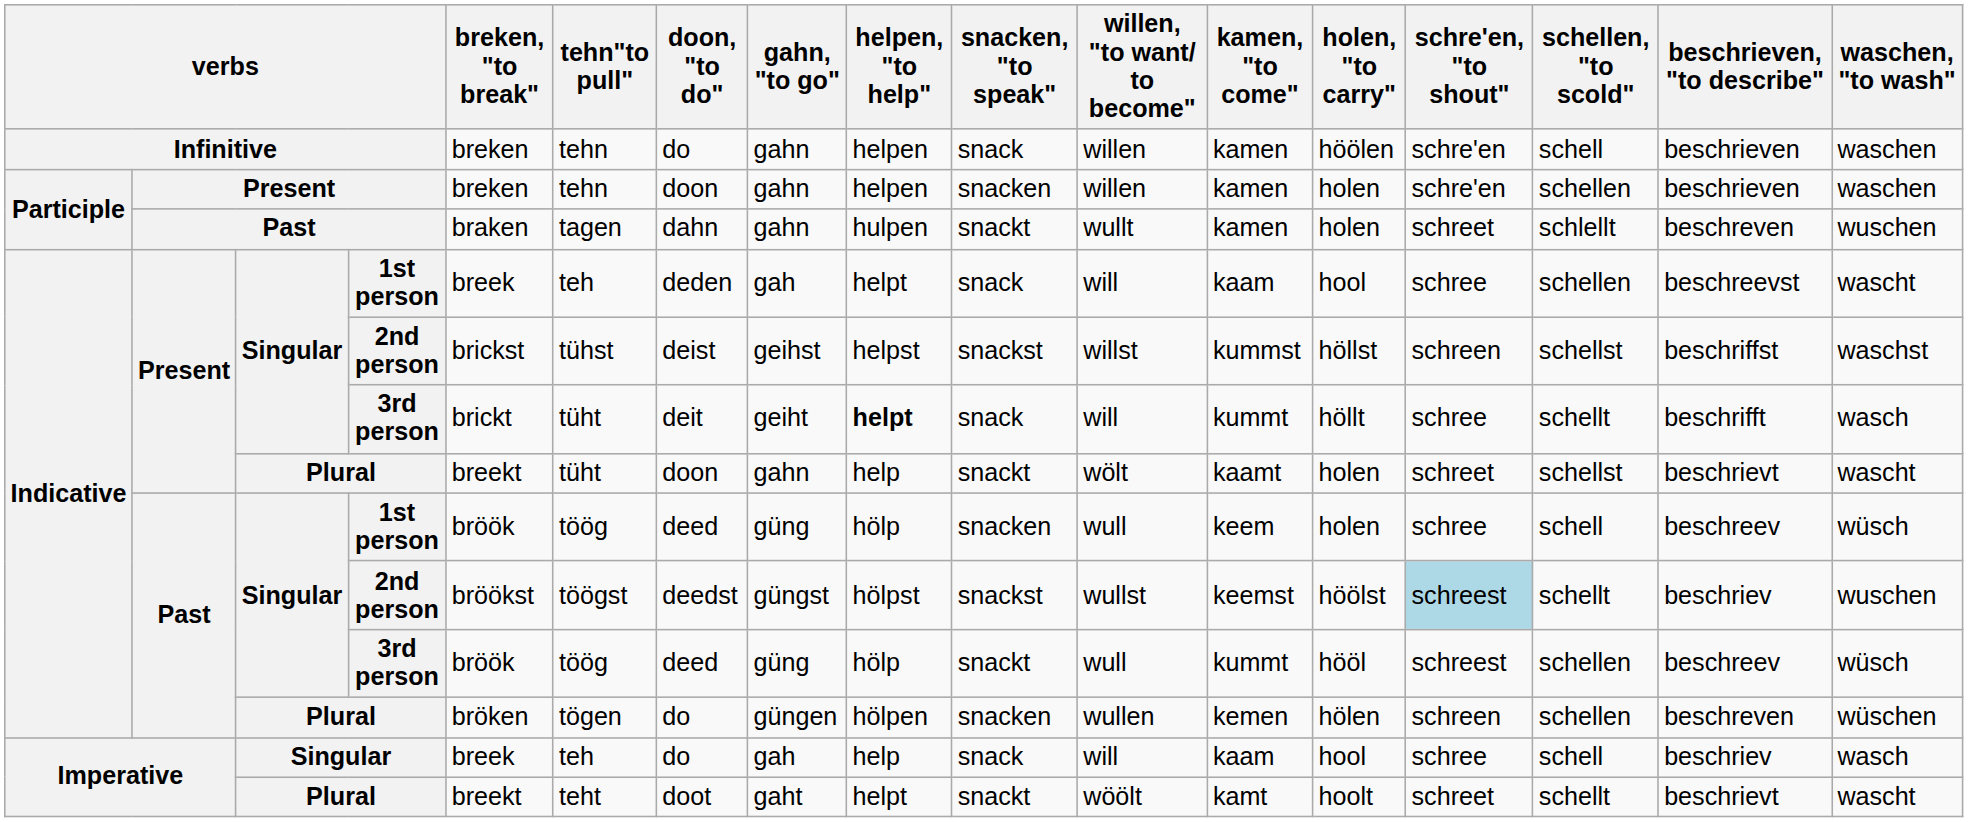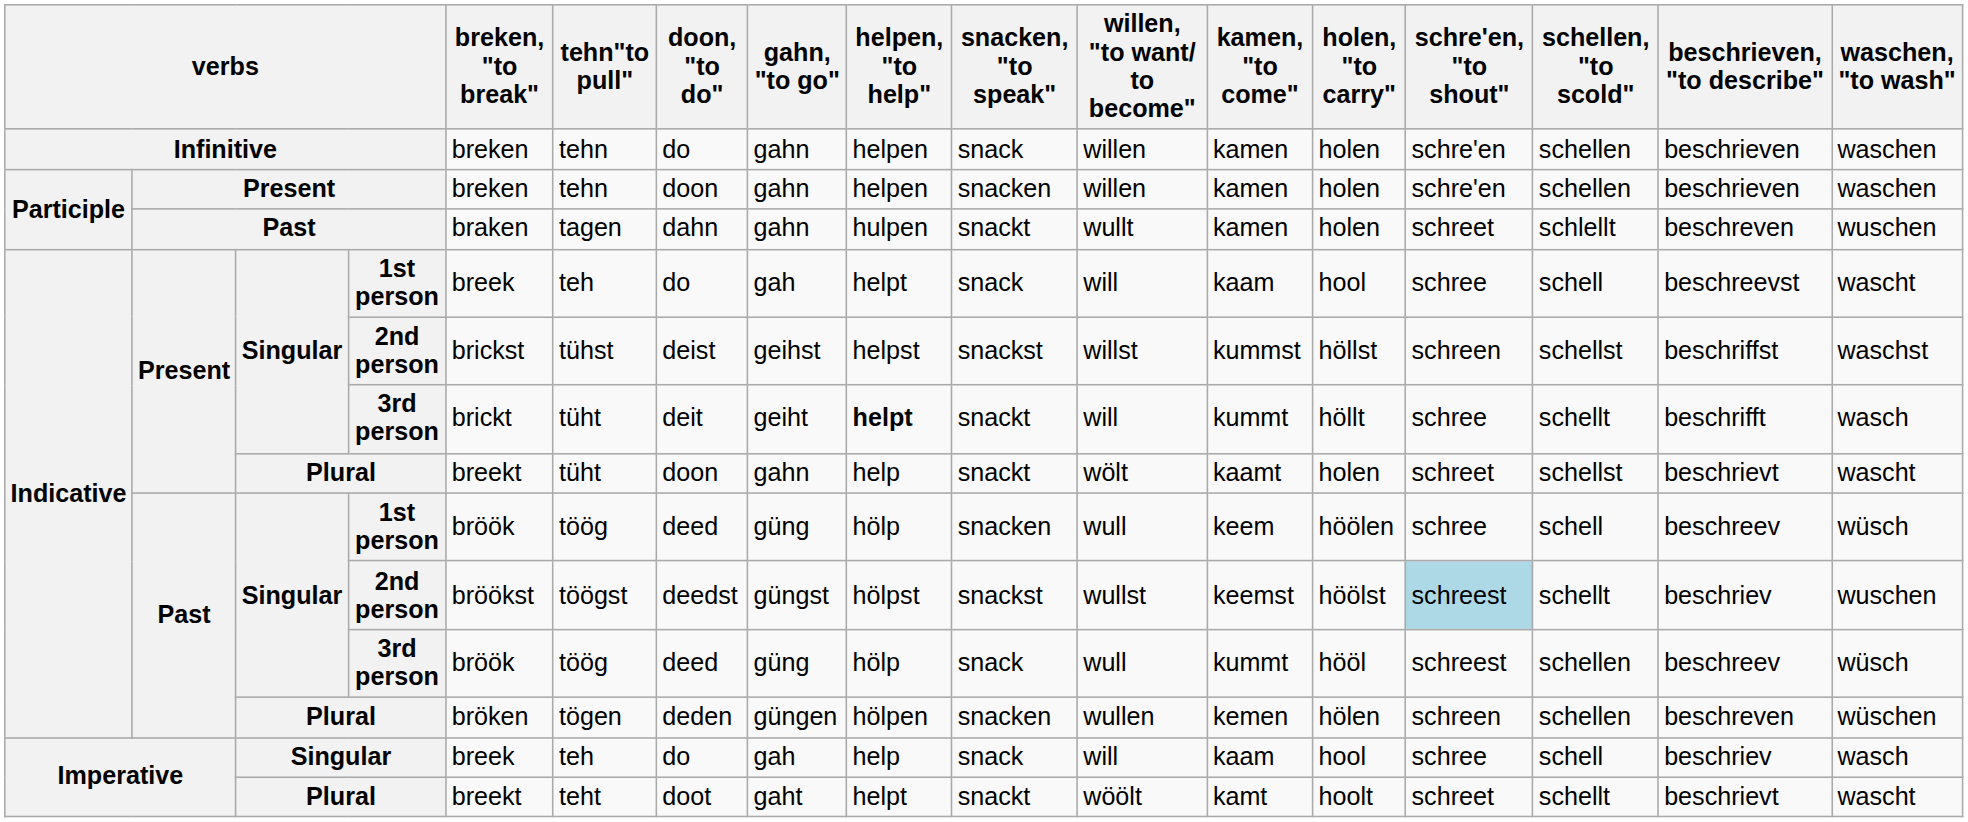(1356, 149) höölen -> (1349, 149) holen
(1571, 149) schell -> (1585, 149) schellen
(697, 282) deden -> (676, 282) do
(1585, 282) schellen -> (1571, 282) schell
(990, 418) snack -> (994, 418) snackt
(1349, 526) holen -> (1356, 526) höölen
(994, 663) snackt -> (990, 663) snack
(676, 716) do -> (697, 716) deden
